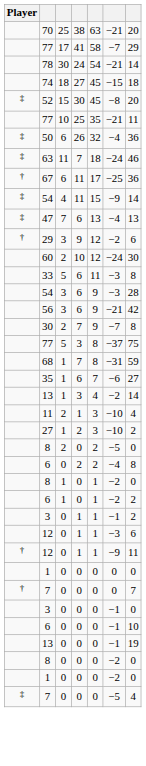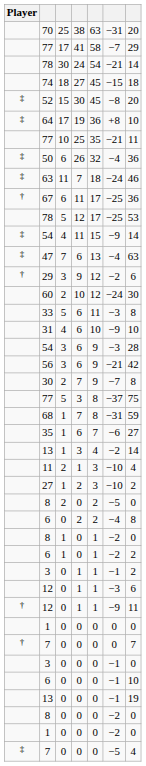(114, 30) −21 -> (114, 30) −31
+ row: (48, 121)
+ row: (48, 217)
(133, 219) 13 -> (133, 256) 63
+ row: (48, 330)
